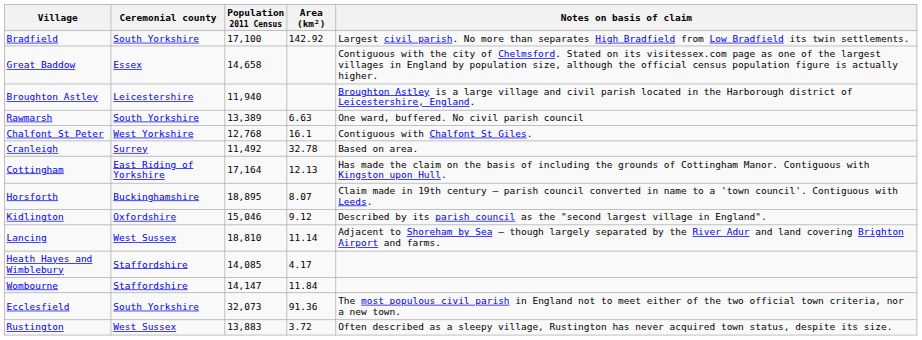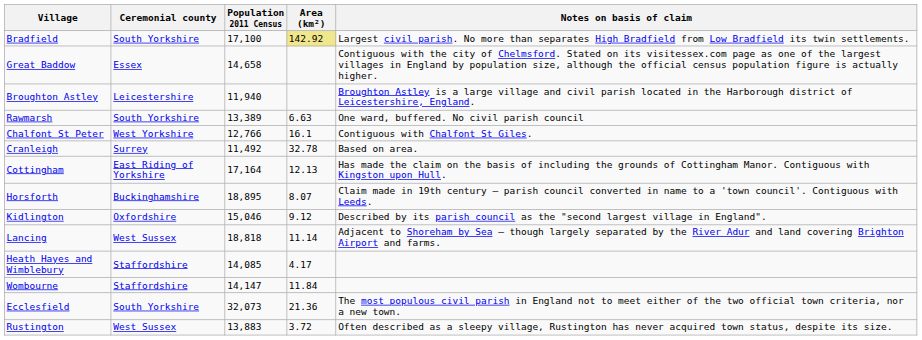(306, 39) no background -> (306, 39) khaki background
(244, 133) 12,768 -> (244, 133) 12,766
(244, 238) 18,810 -> (244, 238) 18,818
(303, 306) 91.36 -> (303, 306) 21.36
